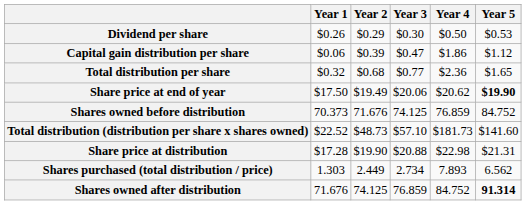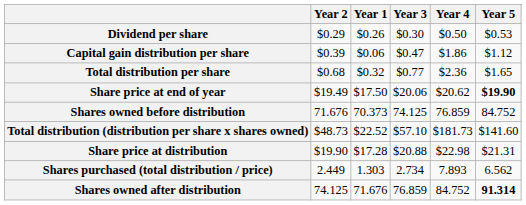columns swapped: (331, 14) <-> (370, 14)
